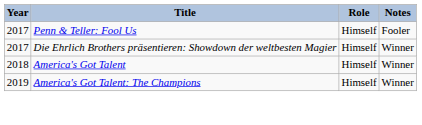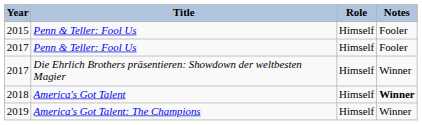+ row: (18, 30)
(398, 64) normal -> (397, 94) bold
